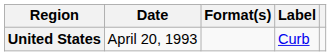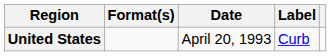columns swapped: (152, 16) <-> (238, 16)
